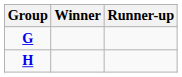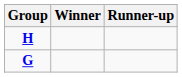rows swapped: (28, 38) <-> (28, 60)
